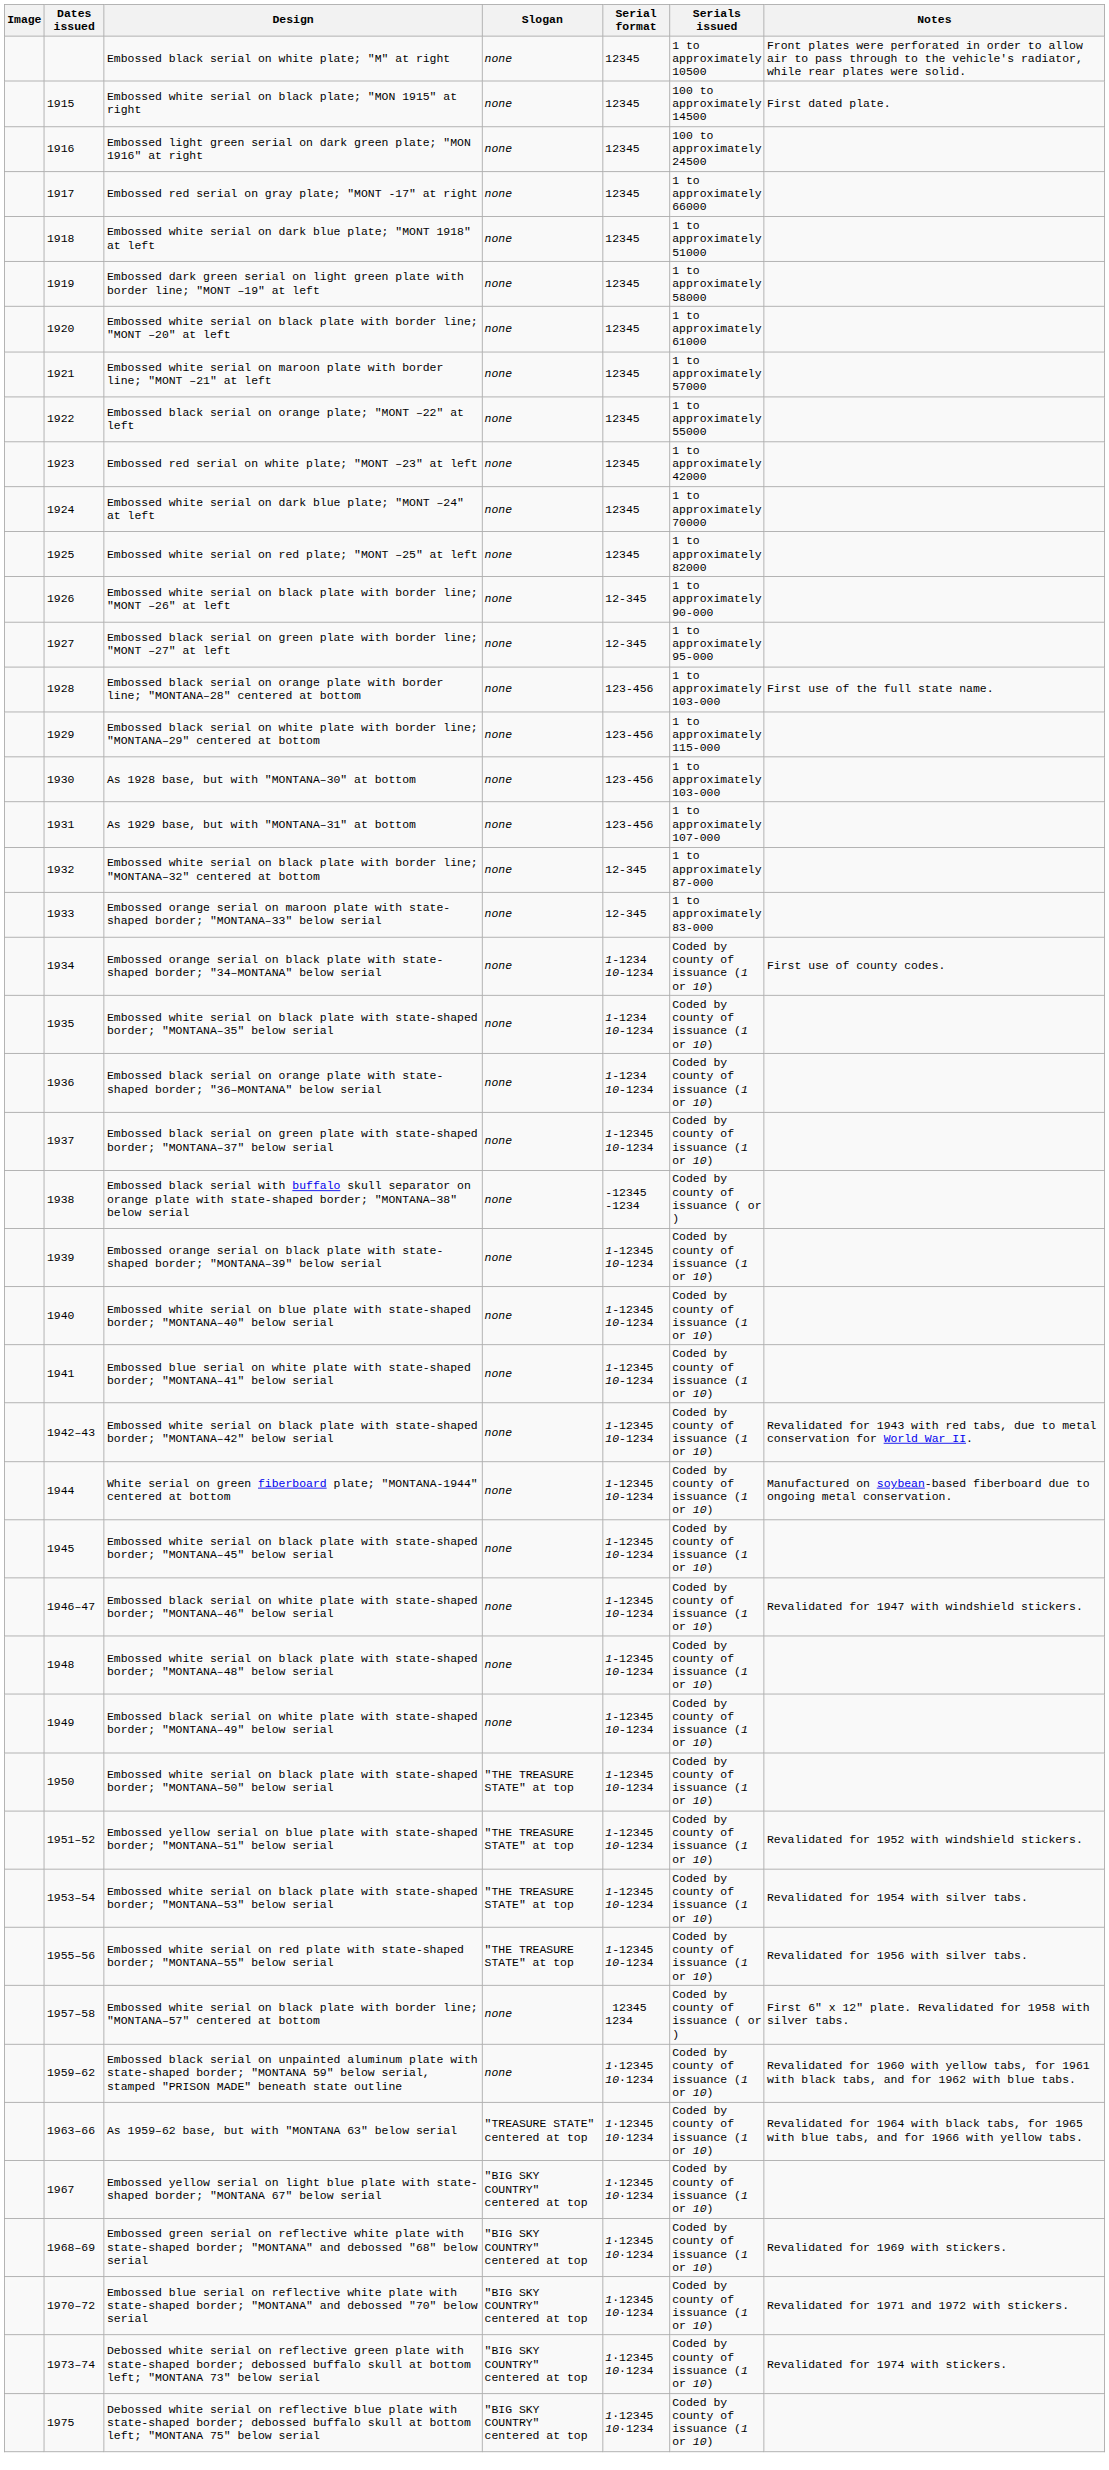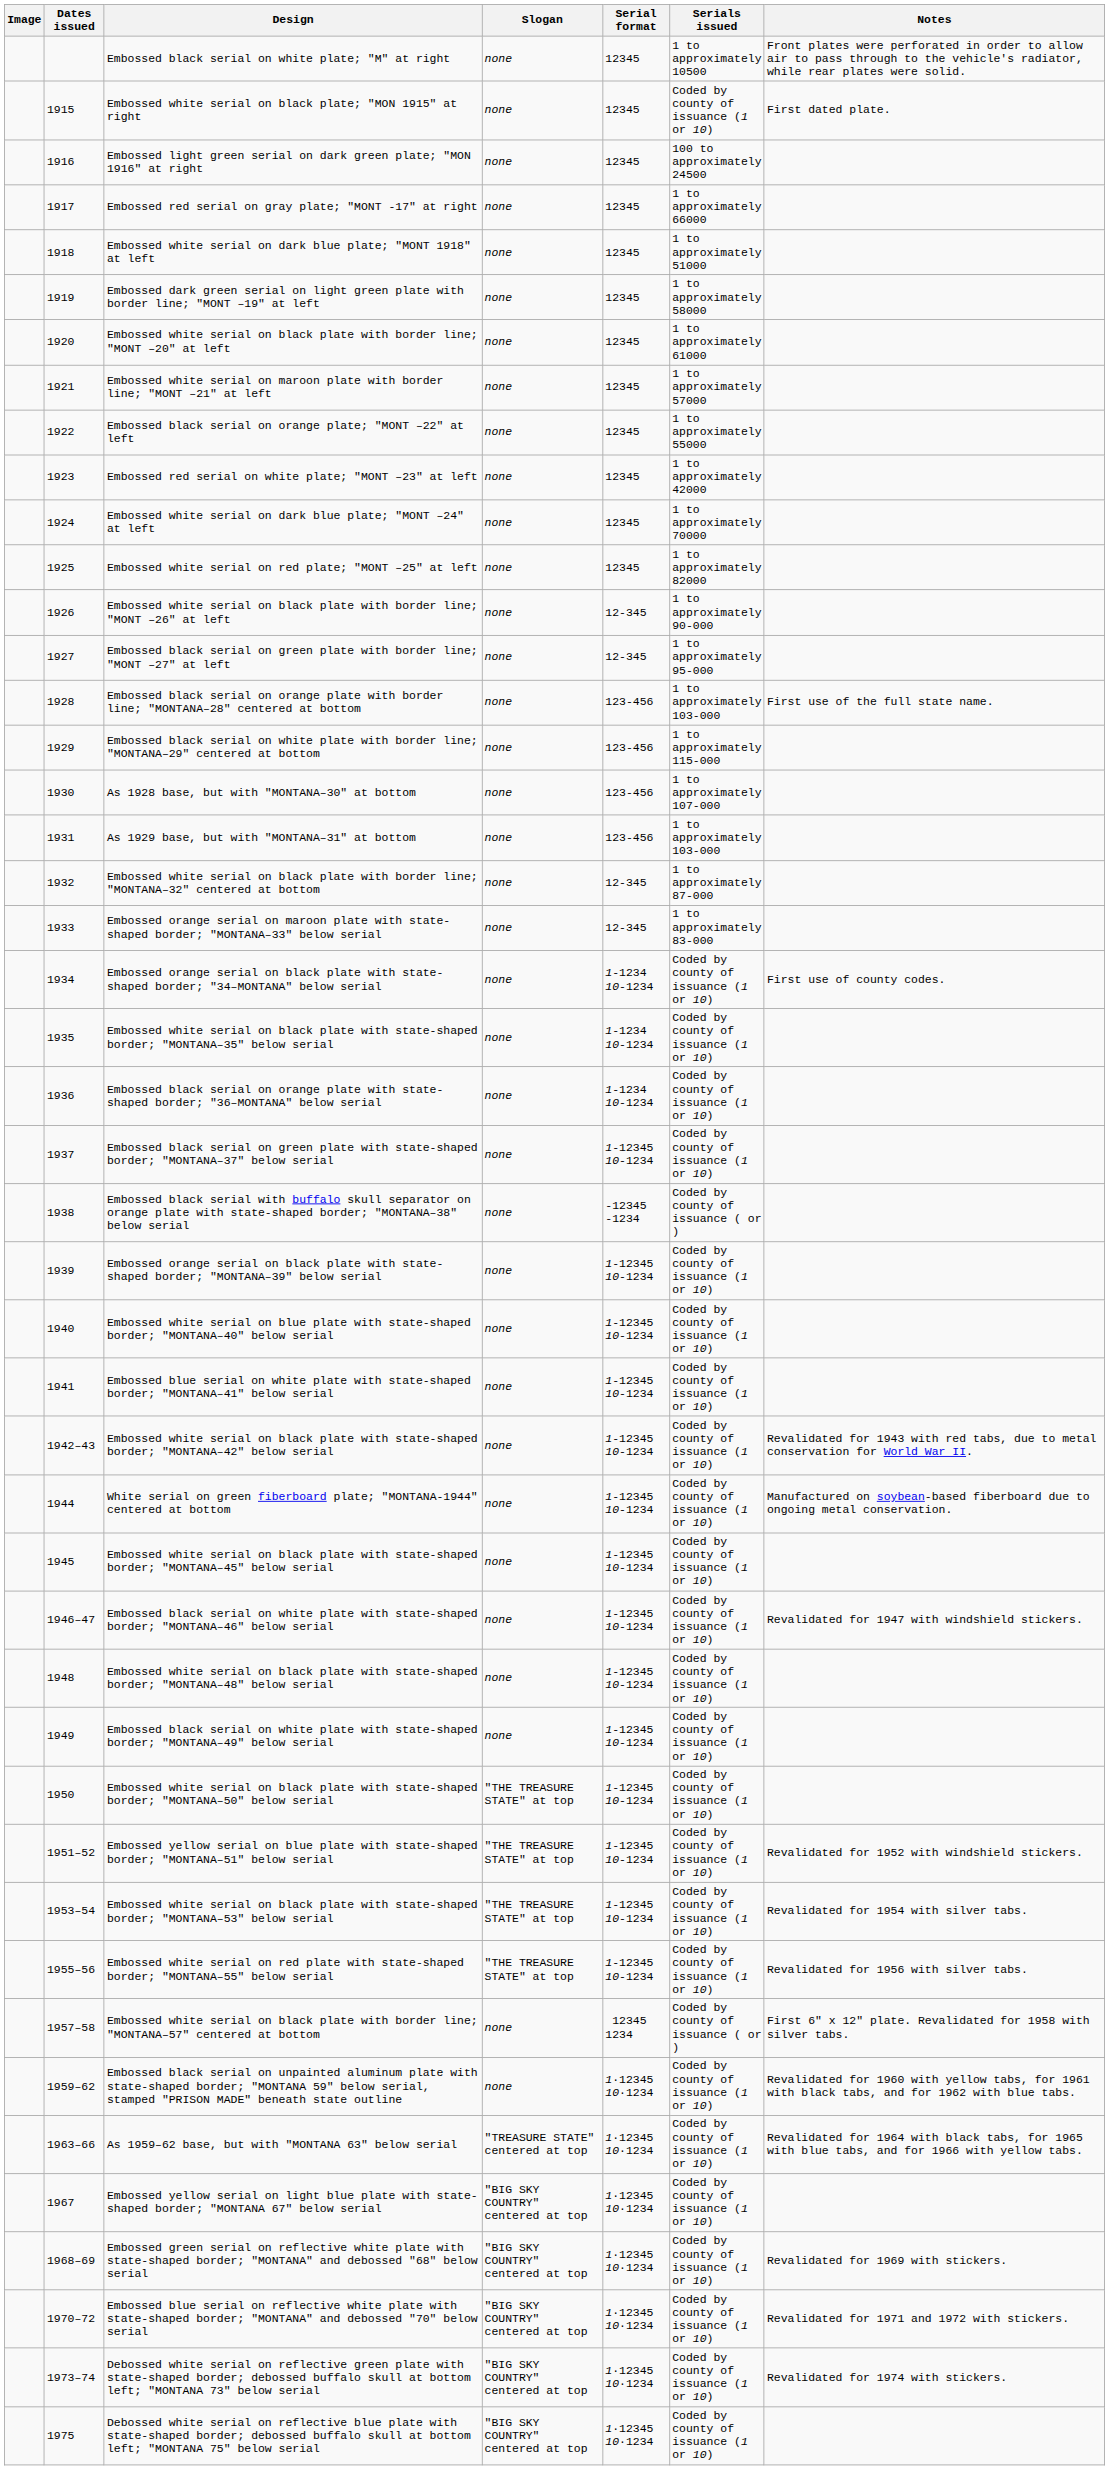(717, 104) 100 to approximately 14500 -> (710, 110) Coded by county of issuance (1 or 10)
(717, 780) 1 to approximately 103-000 -> (717, 793) 1 to approximately 107-000
(717, 825) 1 to approximately 107-000 -> (717, 838) 1 to approximately 103-000
